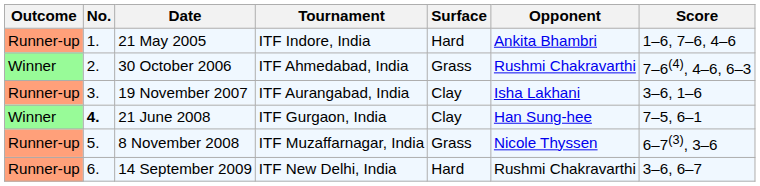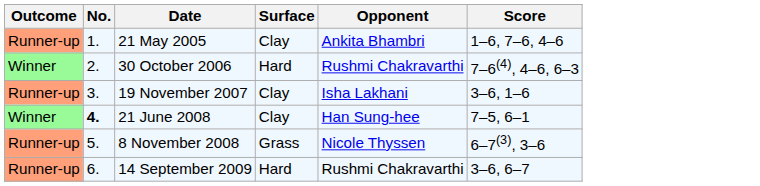- column: (341, 16)
(448, 40) Hard -> (274, 40) Clay
(451, 66) Grass -> (275, 66) Hard
